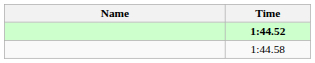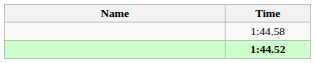rows swapped: (268, 31) <-> (268, 49)
